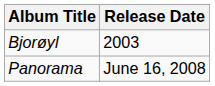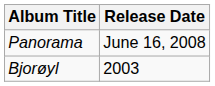rows swapped: (33, 42) <-> (46, 68)
